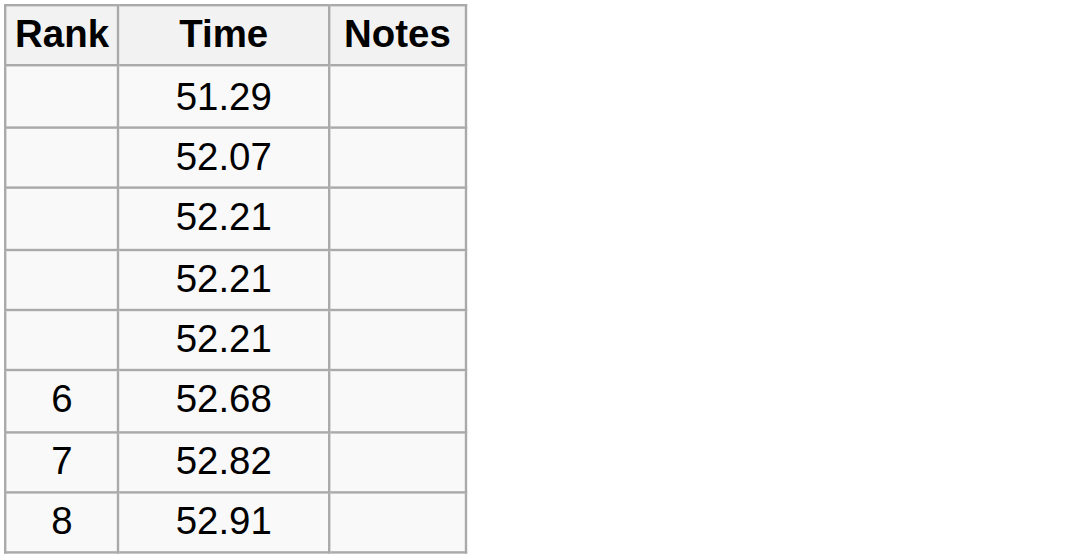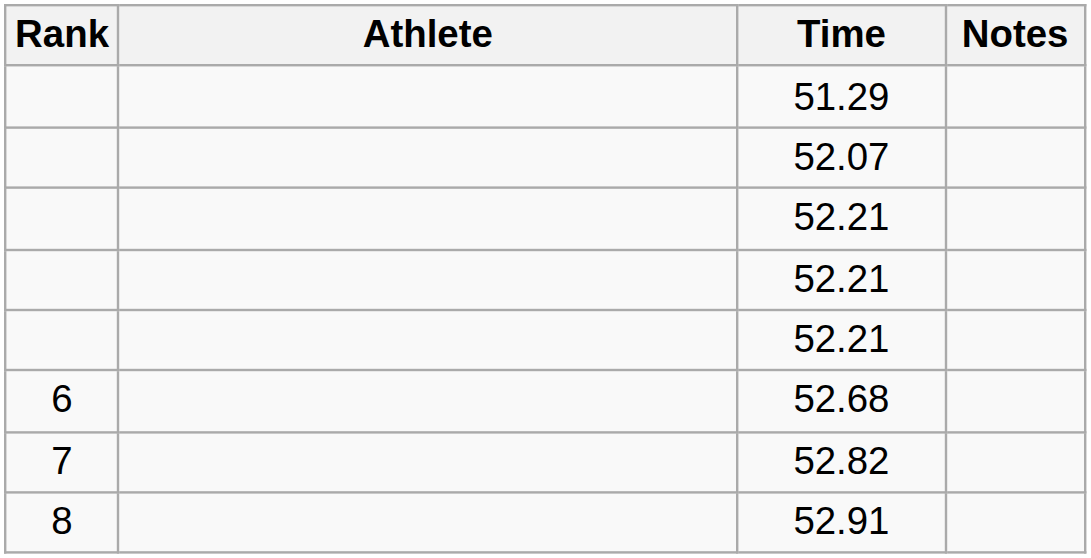+ column: (428, 34)
